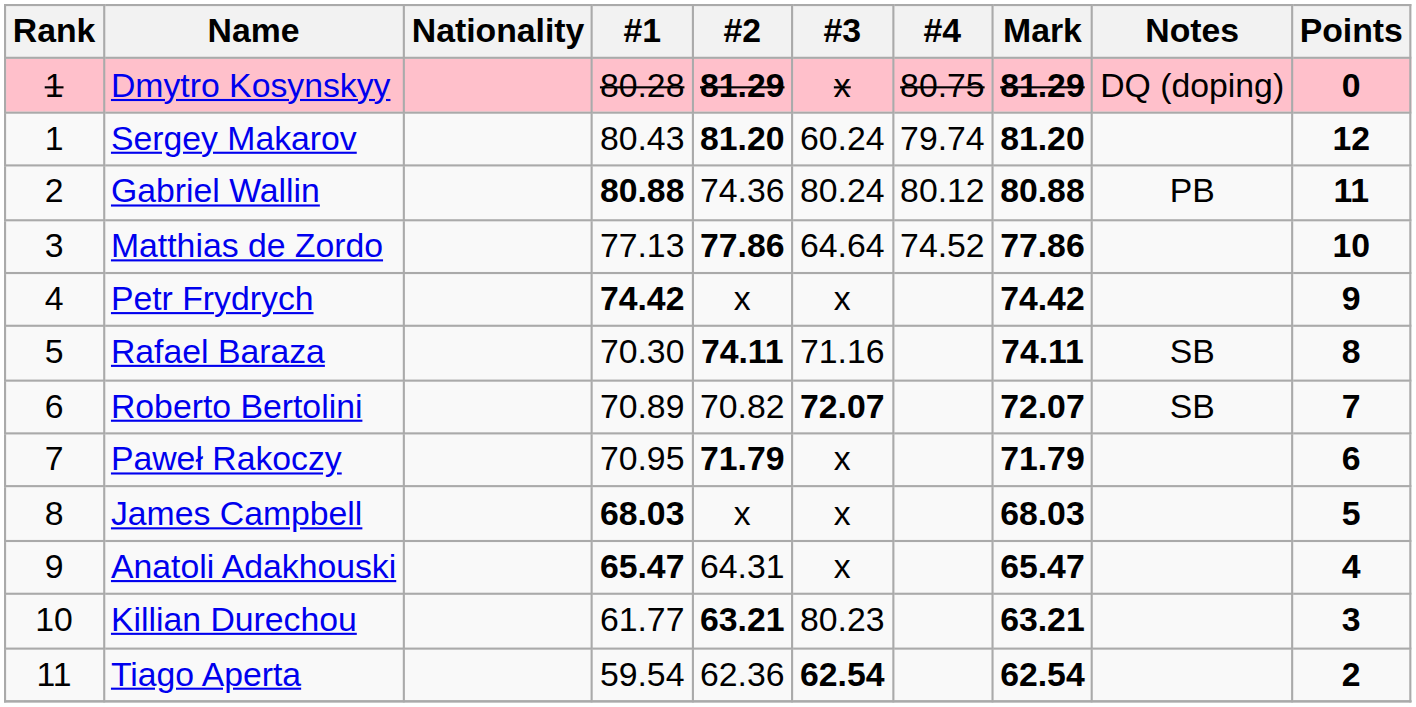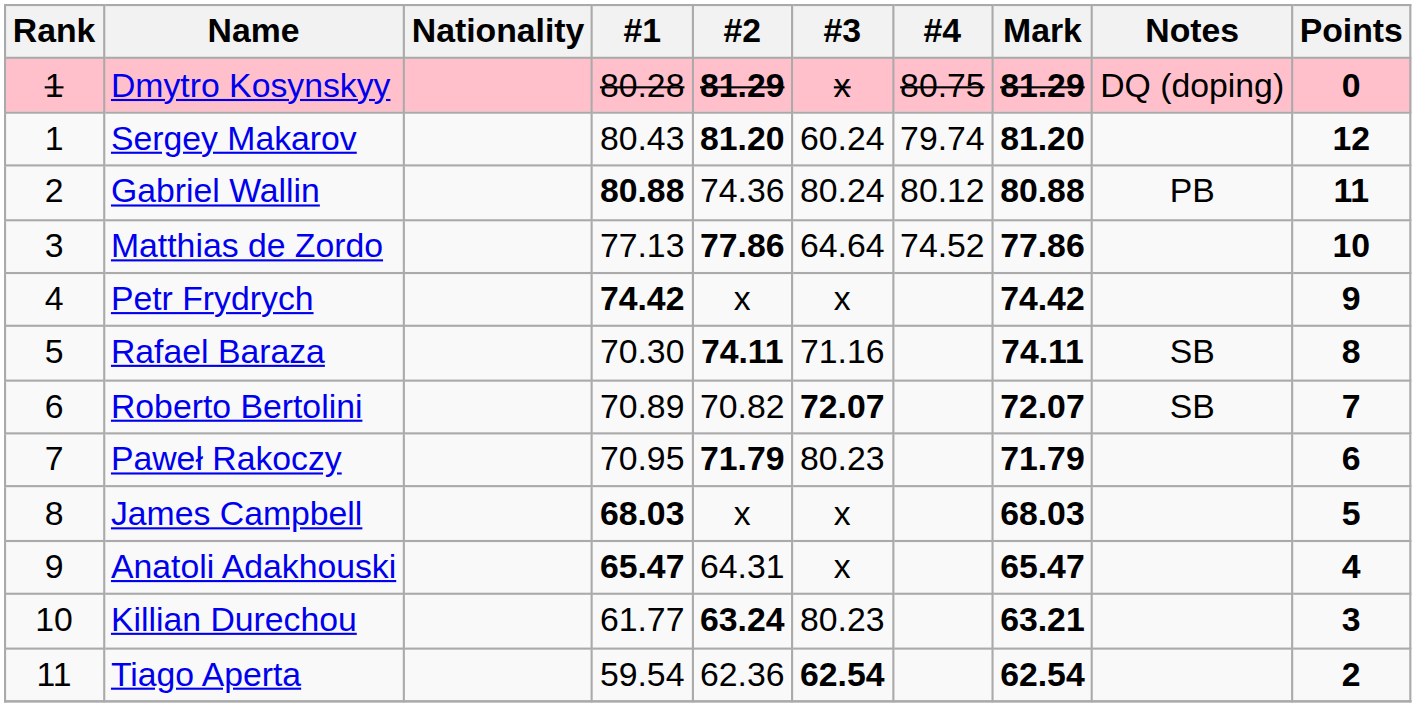(842, 459) x -> (842, 459) 80.23
(742, 620) 63.21 -> (742, 620) 63.24
